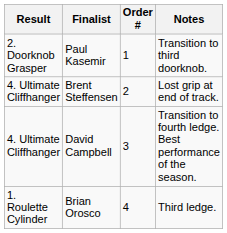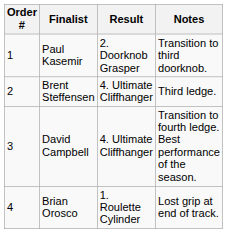columns swapped: (138, 19) <-> (33, 19)
(188, 91) Lost grip at end of track. -> (187, 91) Third ledge.
(187, 207) Third ledge. -> (188, 207) Lost grip at end of track.
